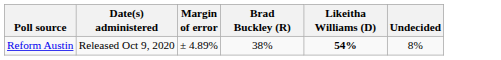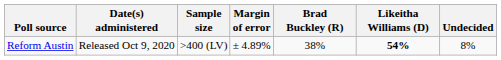+ column: (204, 20)
